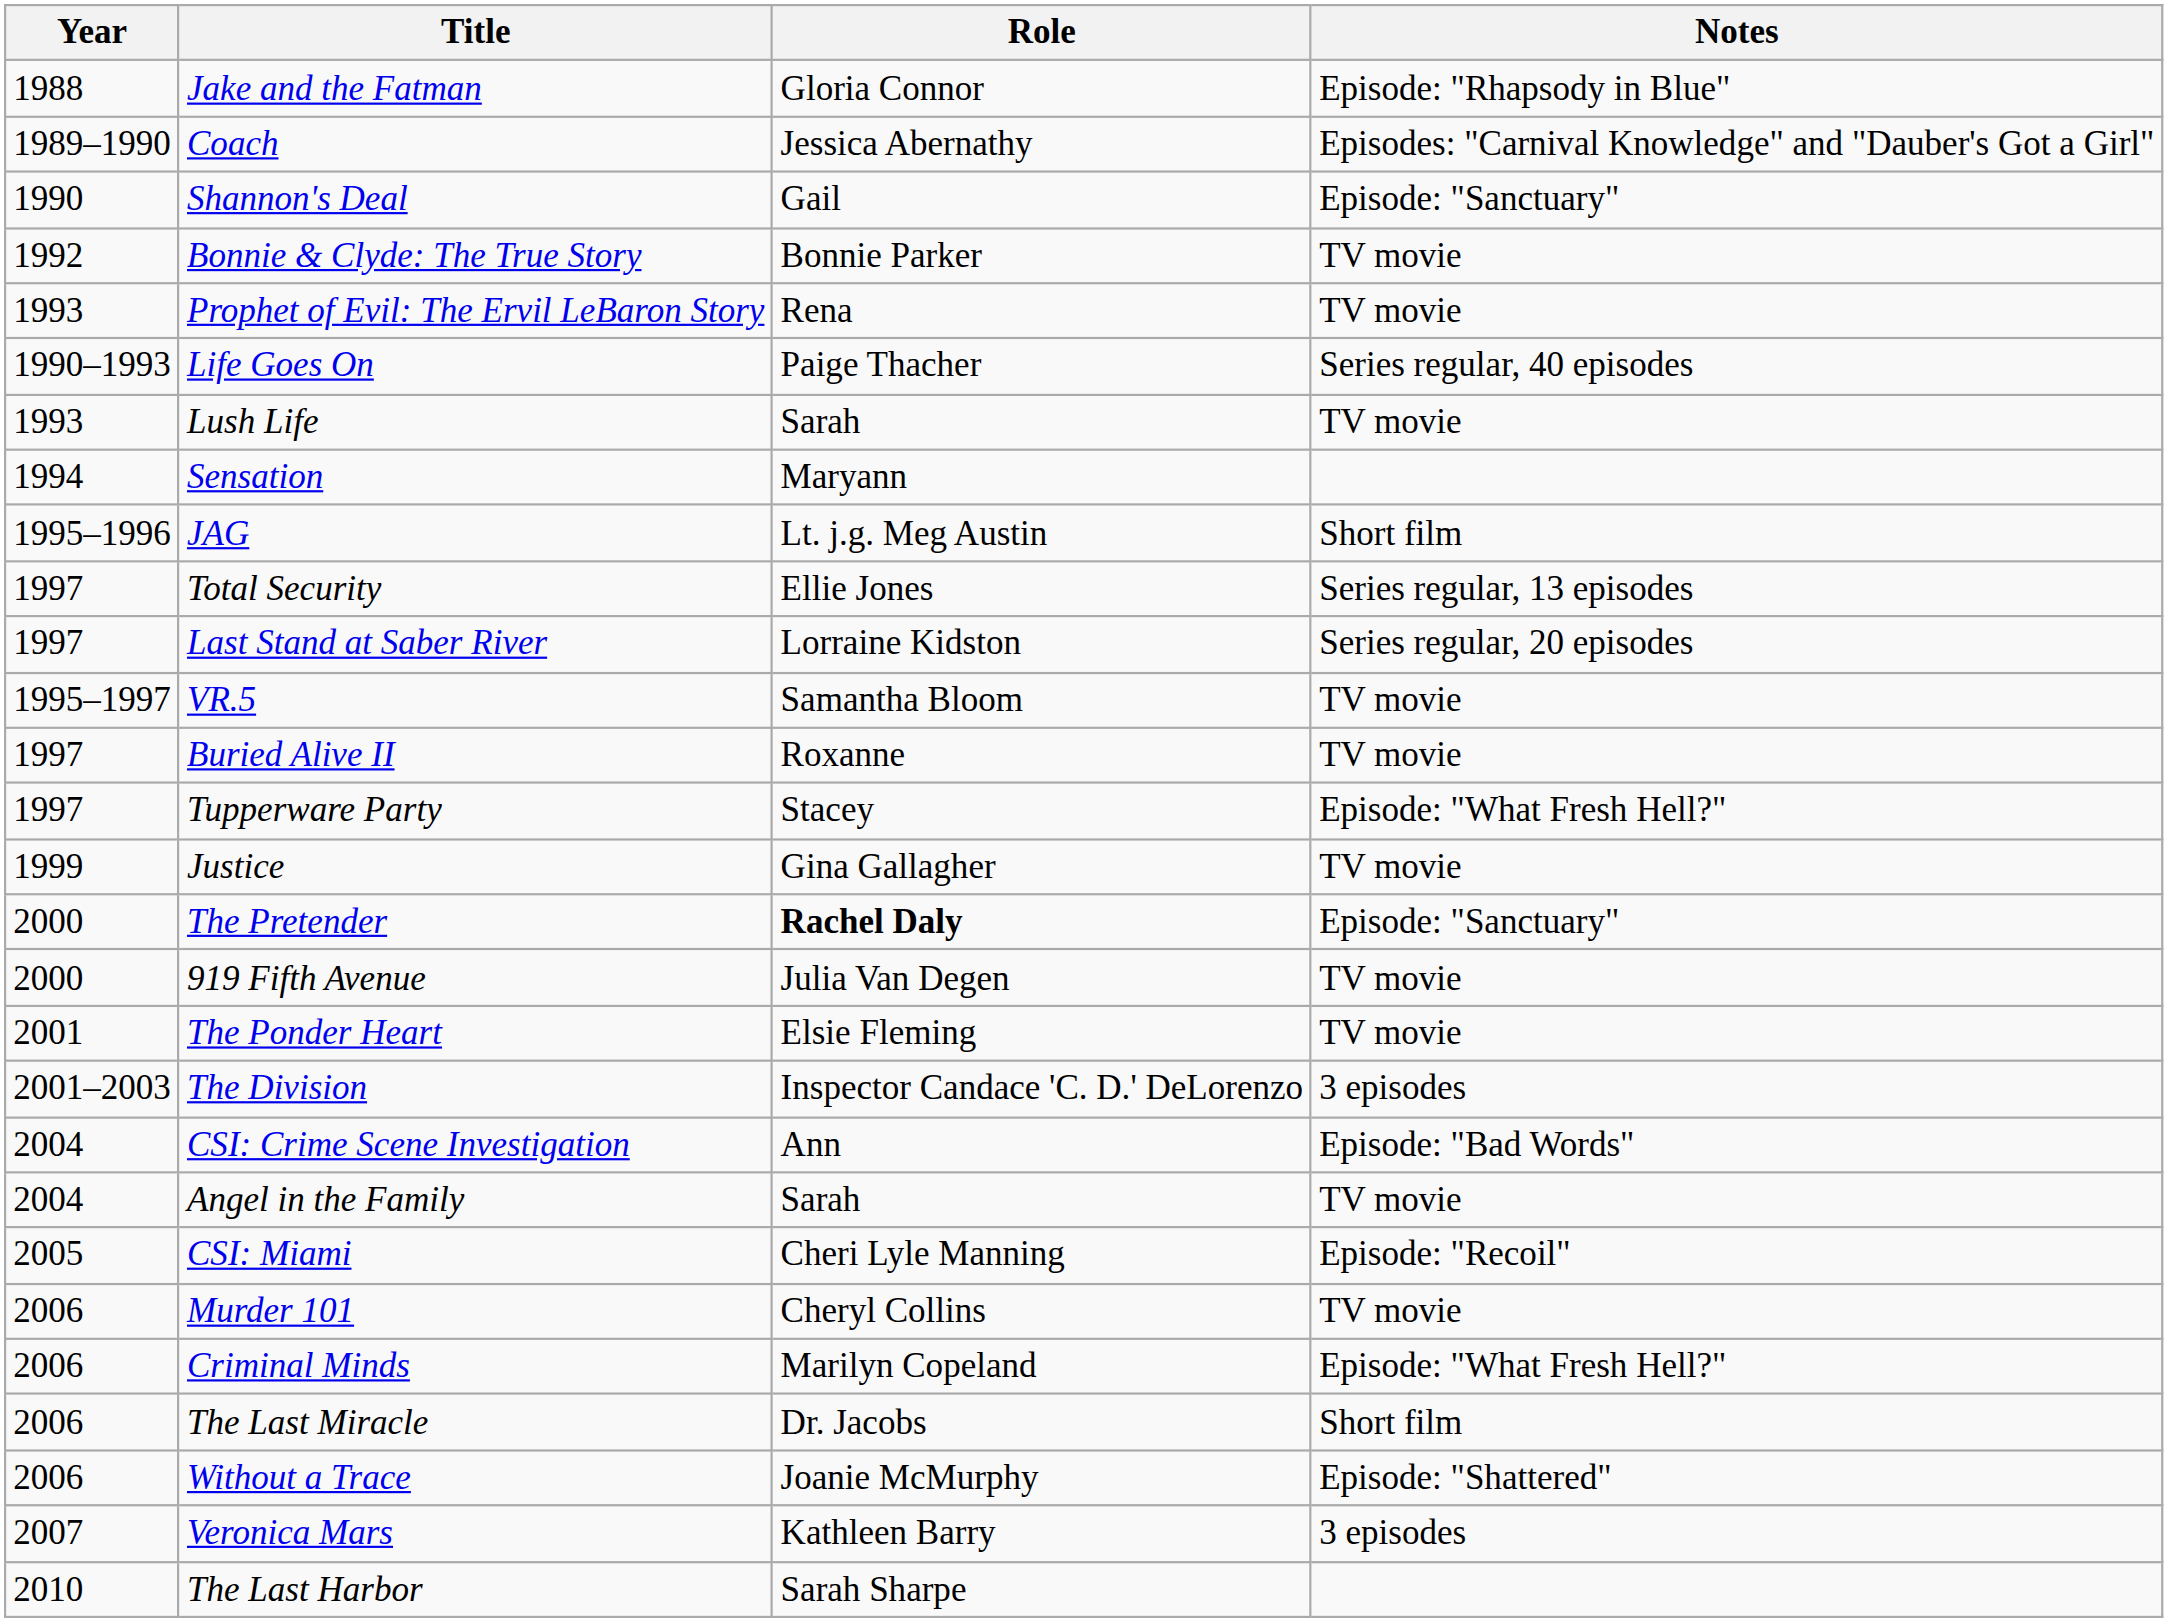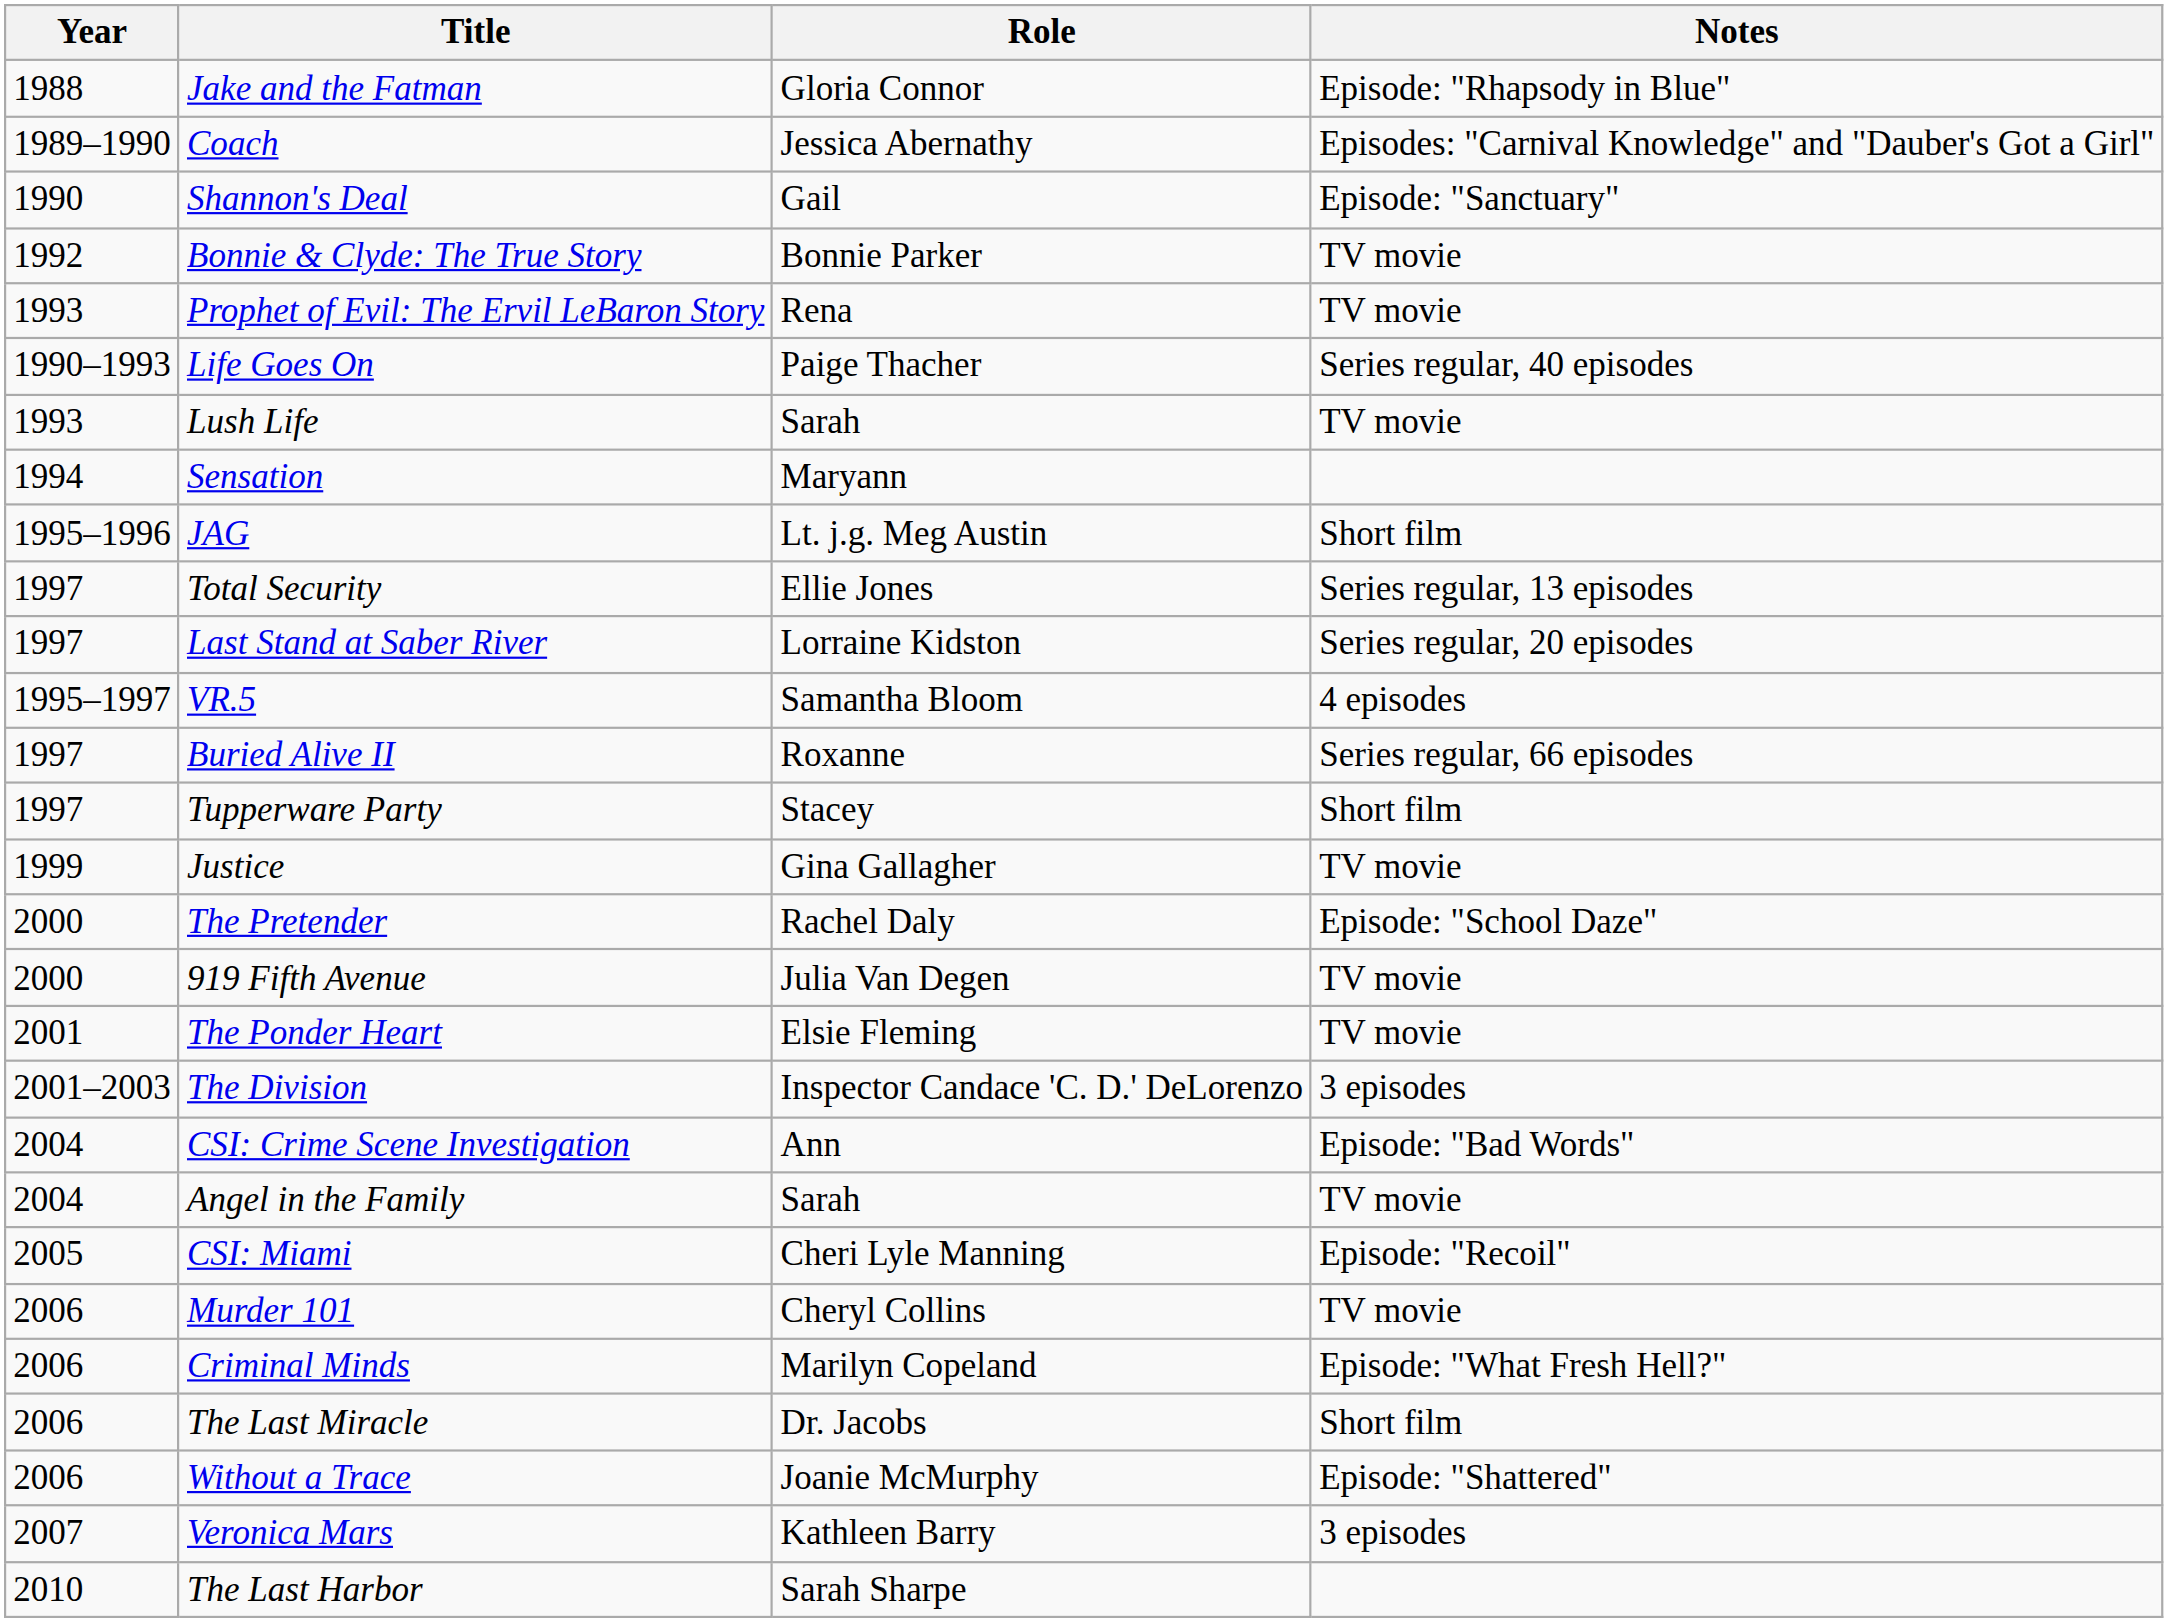(1390, 699) TV movie -> (1393, 699) 4 episodes
(1390, 754) TV movie -> (1506, 754) Series regular, 66 episodes
(1523, 810) Episode: "What Fresh Hell?" -> (1391, 810) Short film
(872, 921) bold -> (868, 921) normal
(1469, 921) Episode: "Sanctuary" -> (1488, 921) Episode: "School Daze"
